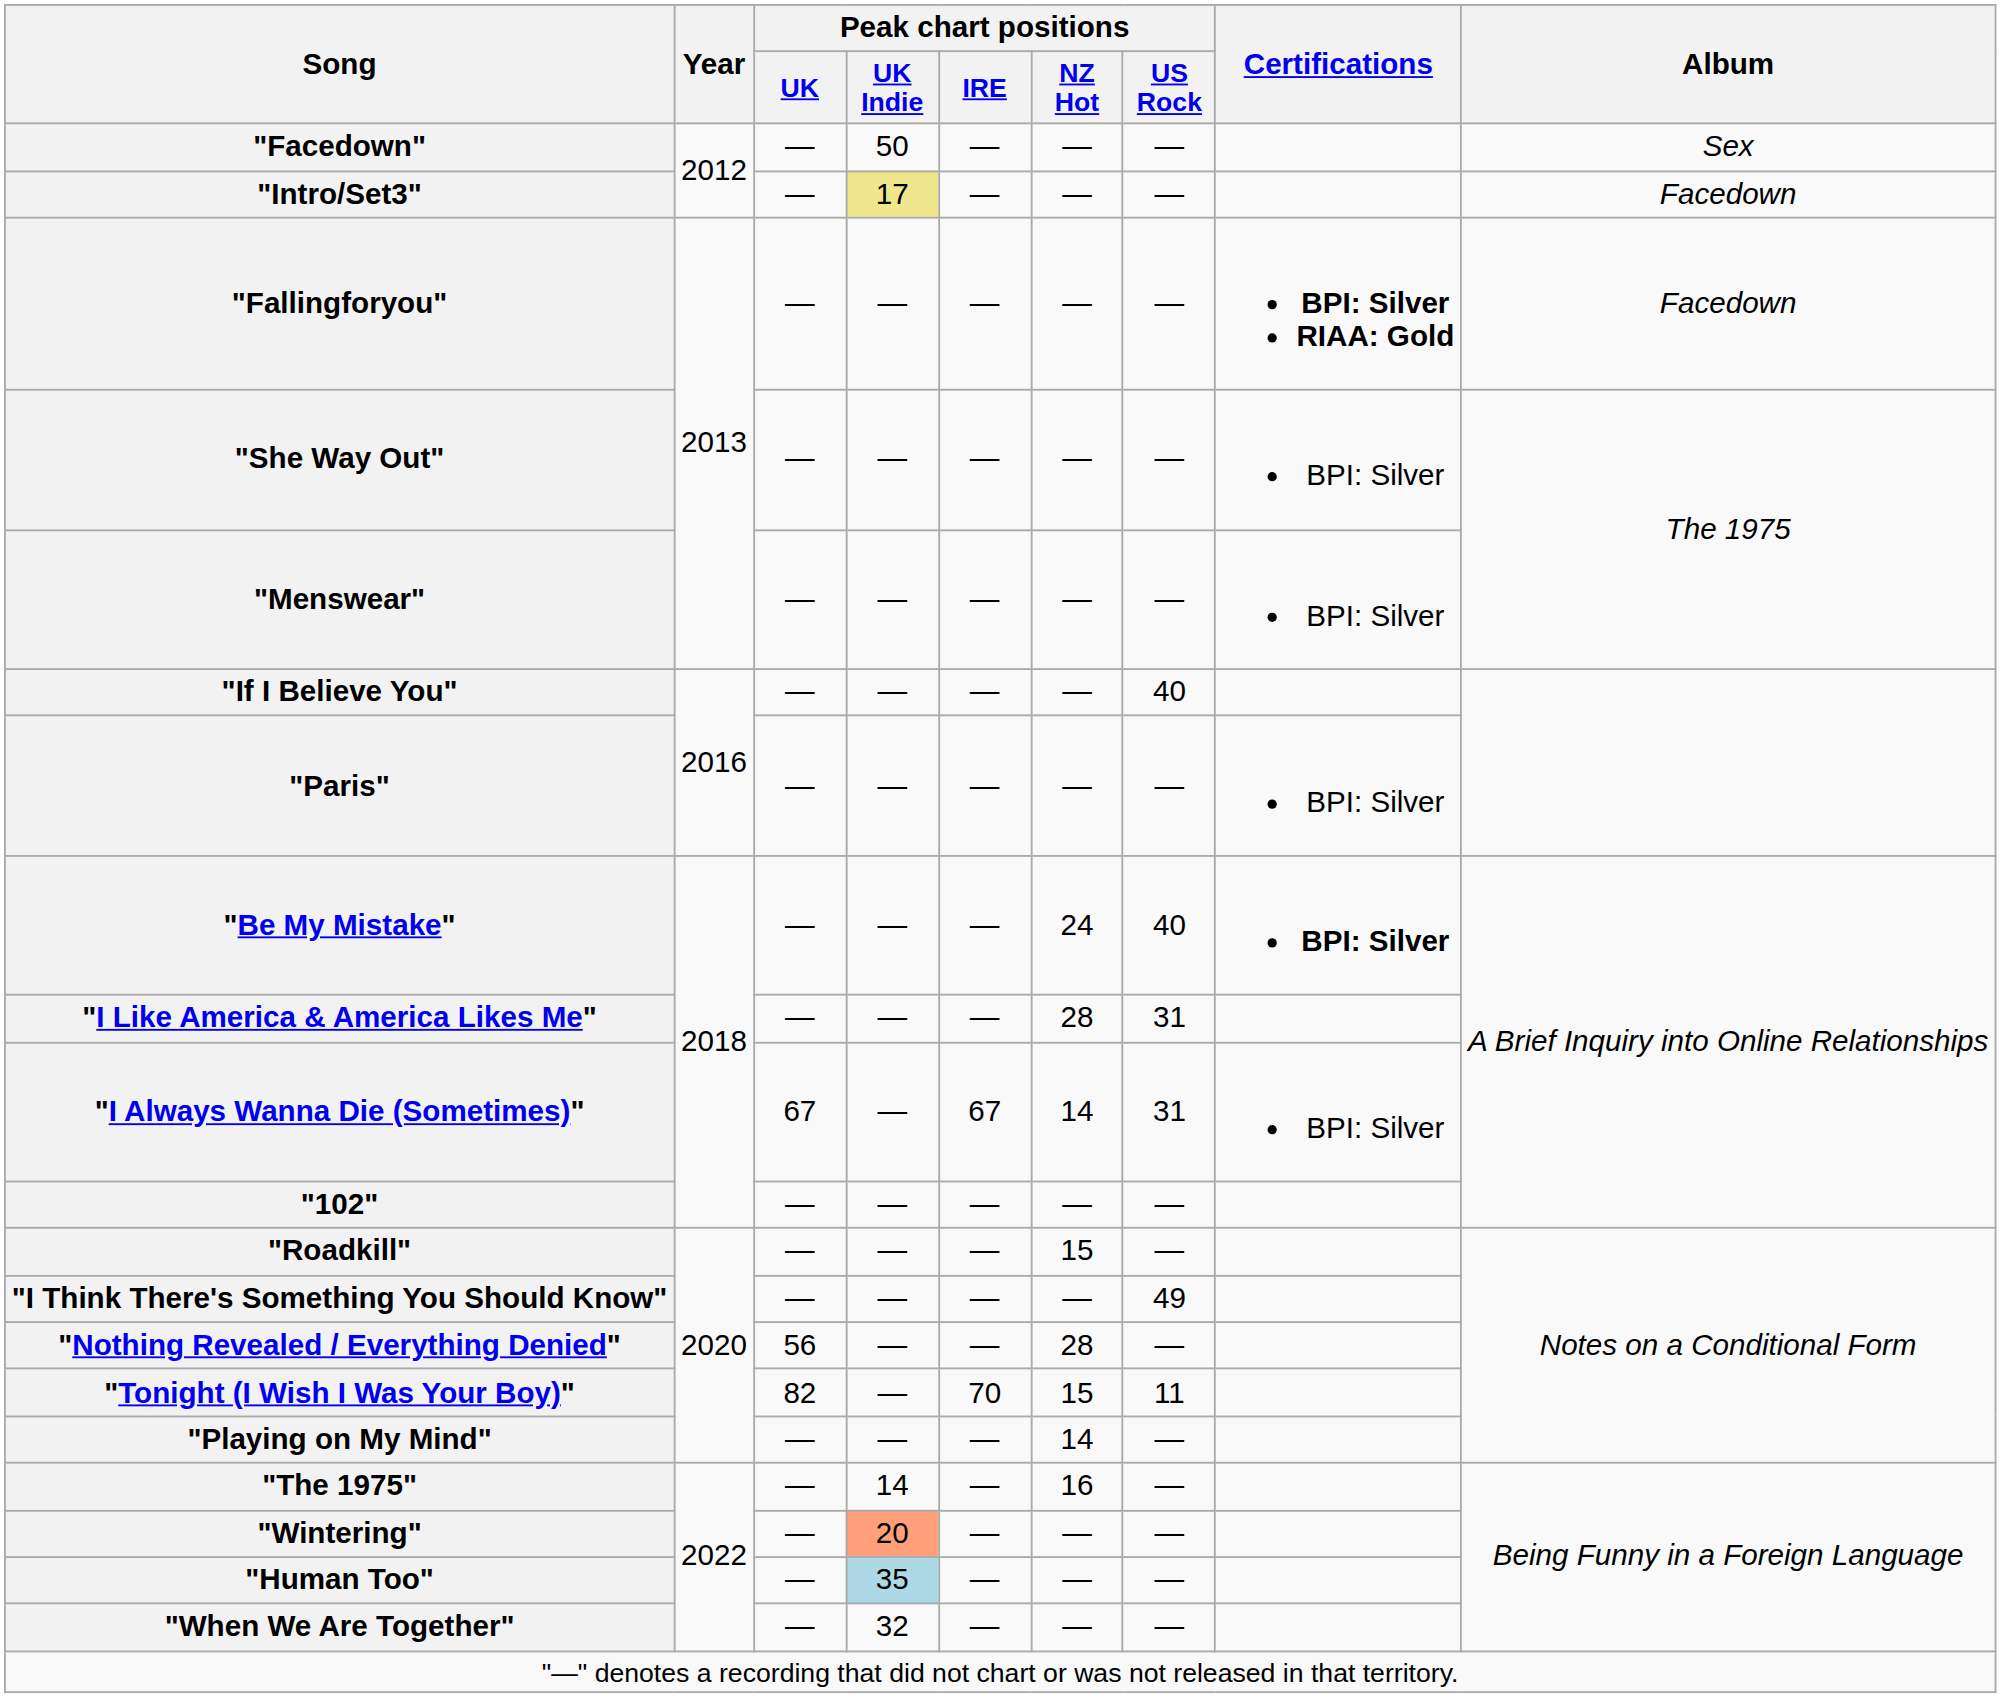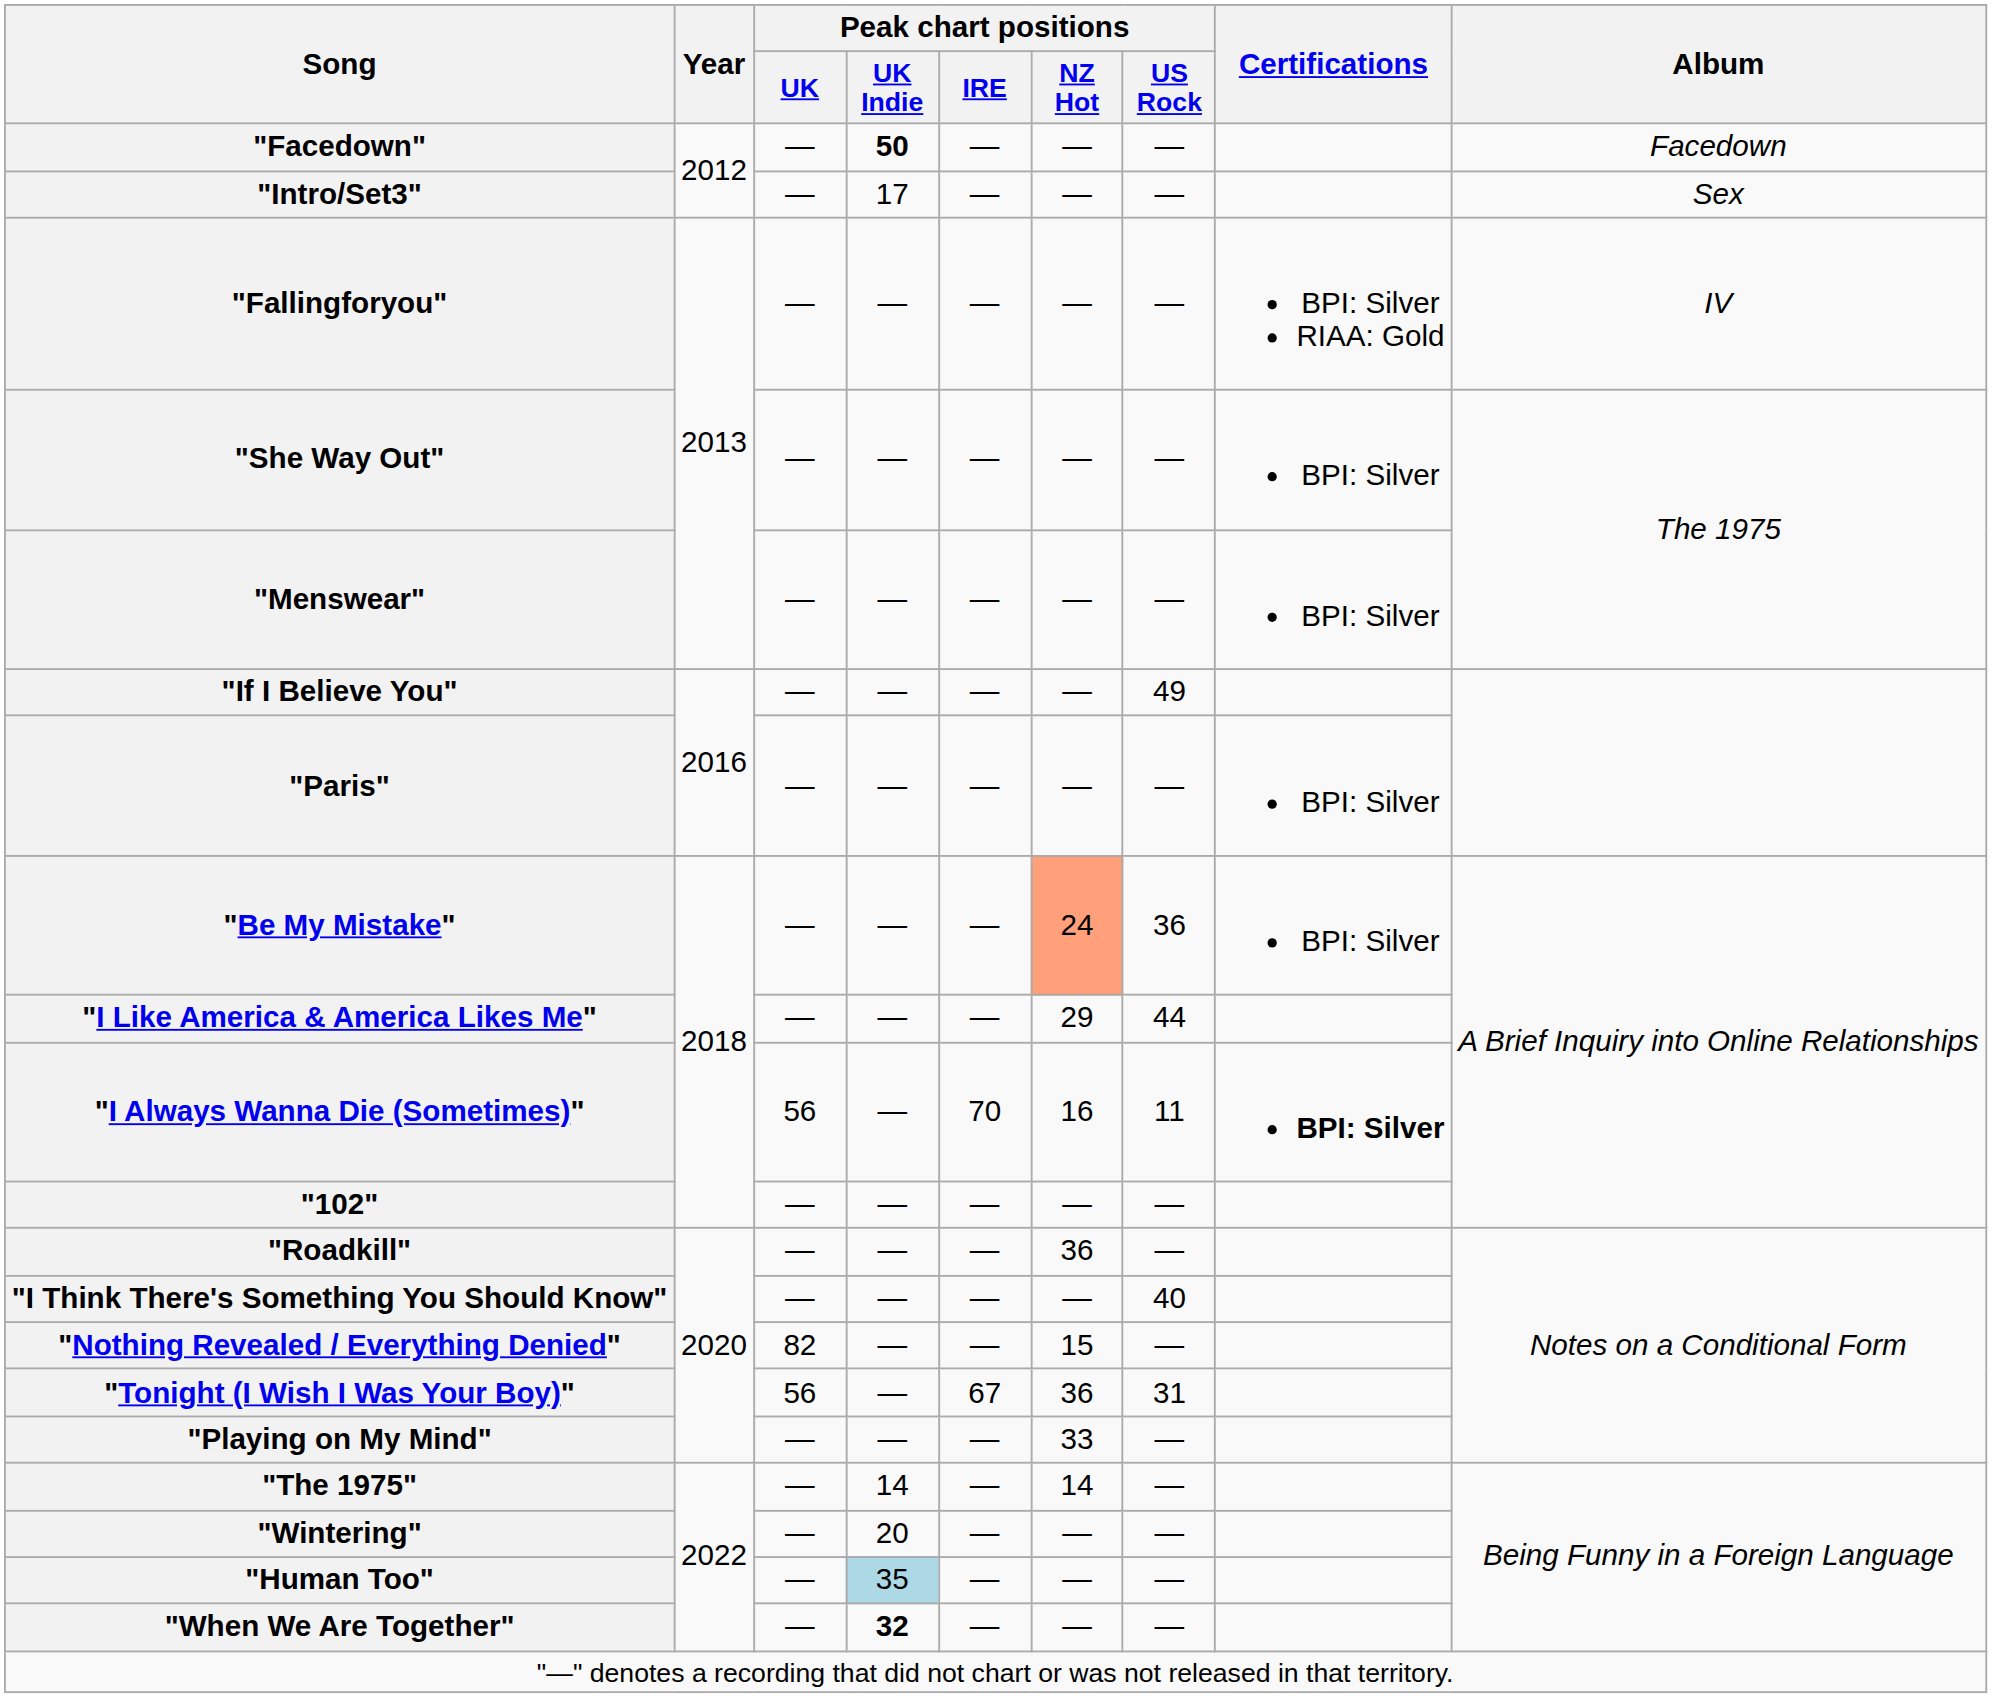(892, 146) normal -> (892, 146) bold
(1728, 146) Sex -> (1718, 146) Facedown
(892, 193) khaki background -> (892, 193) no background
(1728, 193) Facedown -> (1718, 193) Sex
(1338, 320) bold -> (1333, 320) normal
(1728, 303) Facedown -> (1718, 303) IV
(1169, 692) 40 -> (1169, 692) 49
(1077, 924) no background -> (1077, 924) lightsalmon background
(1169, 924) 40 -> (1169, 924) 36
(1338, 942) bold -> (1333, 942) normal
(1077, 1017) 28 -> (1077, 1017) 29
(1169, 1017) 31 -> (1169, 1017) 44
(800, 1111) 67 -> (800, 1111) 56
(985, 1111) 67 -> (985, 1111) 70
(1077, 1111) 14 -> (1077, 1111) 16
(1169, 1111) 31 -> (1169, 1111) 11
(1338, 1128) normal -> (1333, 1128) bold
(1077, 1251) 15 -> (1077, 1251) 36
(1169, 1298) 49 -> (1169, 1298) 40
(800, 1345) 56 -> (800, 1345) 82
(1077, 1345) 28 -> (1077, 1345) 15
(800, 1392) 82 -> (800, 1392) 56
(985, 1392) 70 -> (985, 1392) 67
(1077, 1392) 15 -> (1077, 1392) 36
(1169, 1392) 11 -> (1169, 1392) 31
(1077, 1439) 14 -> (1077, 1439) 33
(1077, 1486) 16 -> (1077, 1486) 14
(892, 1532) lightsalmon background -> (892, 1532) no background
(892, 1626) normal -> (892, 1626) bold
